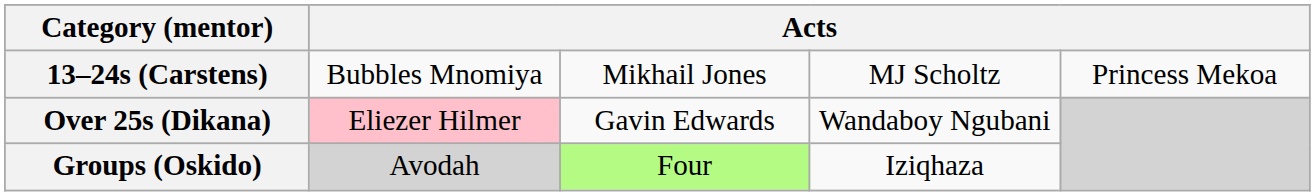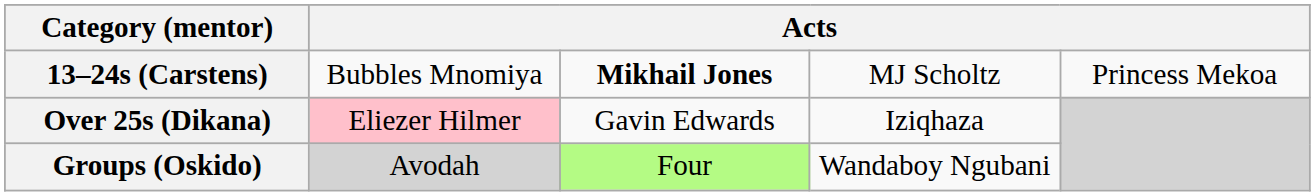(685, 73) normal -> (685, 73) bold
(935, 119) Wandaboy Ngubani -> (935, 119) Iziqhaza
(935, 166) Iziqhaza -> (935, 166) Wandaboy Ngubani
